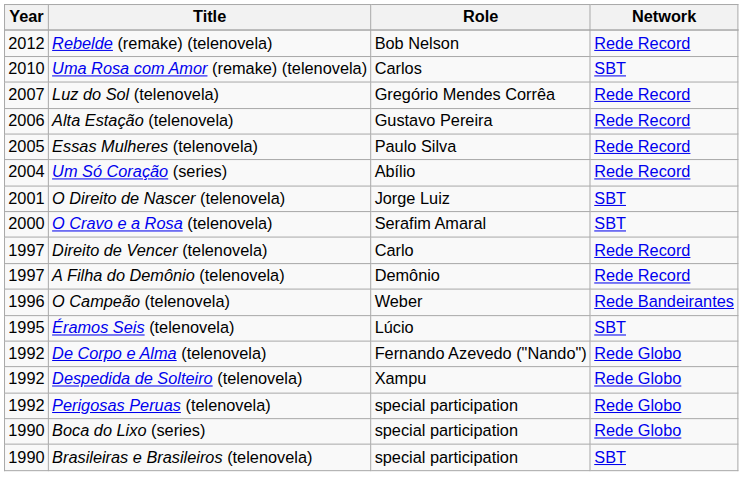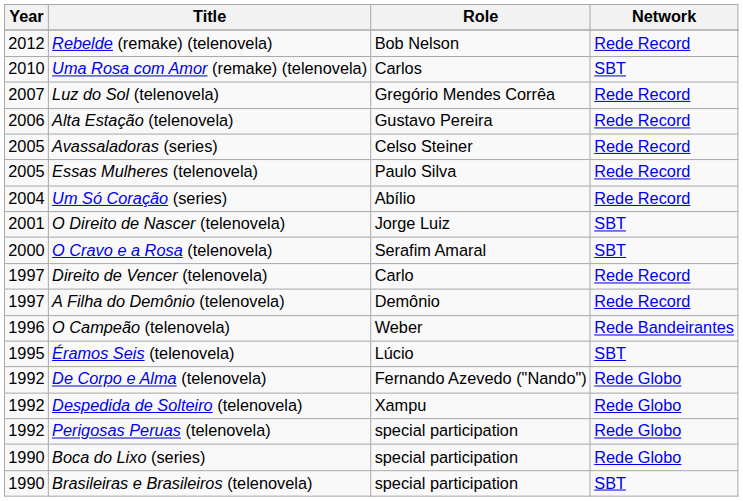+ row: (135, 146)
